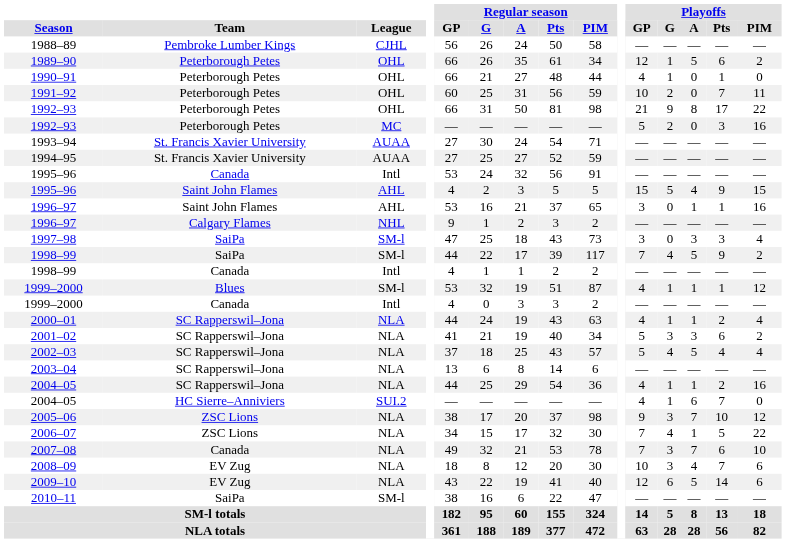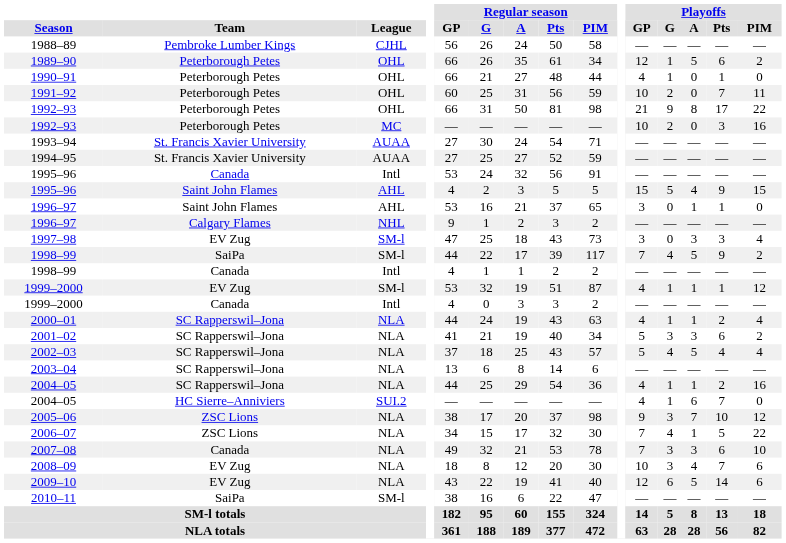(642, 125) 5 -> (642, 125) 10
(759, 206) 16 -> (759, 206) 0
(230, 238) SaiPa -> (230, 238) EV Zug
(230, 287) Blues -> (230, 287) EV Zug
(694, 449) 7 -> (694, 449) 3
